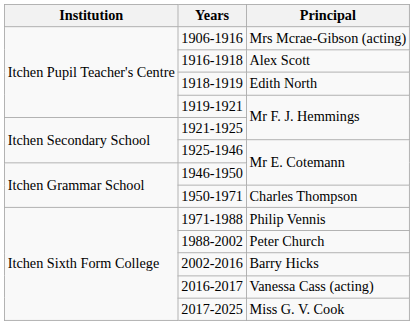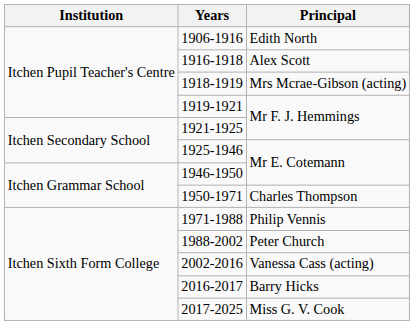(328, 38) Mrs Mcrae-Gibson (acting) -> (283, 38) Edith North
(283, 83) Edith North -> (328, 83) Mrs Mcrae-Gibson (acting)
(284, 264) Barry Hicks -> (312, 264) Vanessa Cass (acting)
(312, 286) Vanessa Cass (acting) -> (284, 286) Barry Hicks
